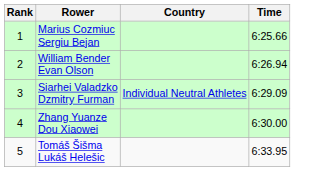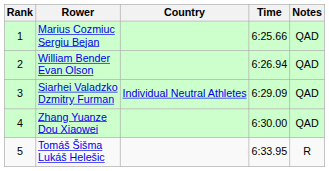+ column: (307, 13)
